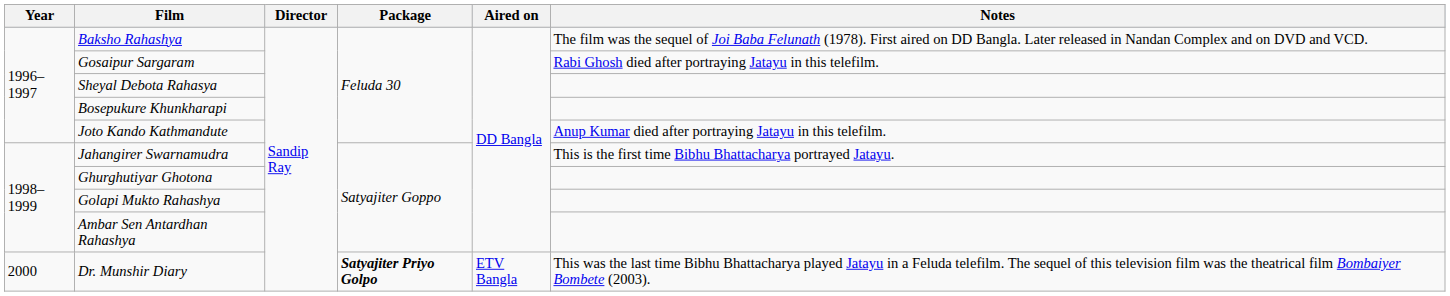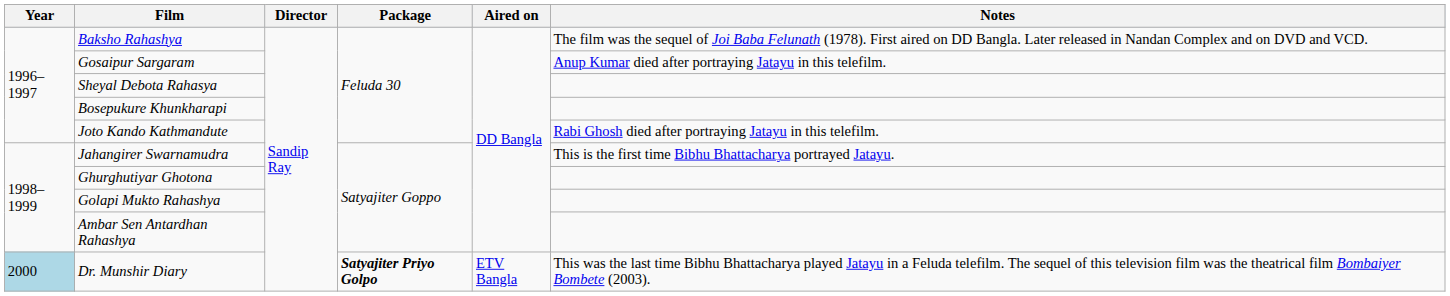(716, 62) Rabi Ghosh died after portraying Jatayu in this telefilm. -> (720, 62) Anup Kumar died after portraying Jatayu in this telefilm.
(720, 131) Anup Kumar died after portraying Jatayu in this telefilm. -> (716, 131) Rabi Ghosh died after portraying Jatayu in this telefilm.
(22, 271) no background -> (22, 271) lightblue background
